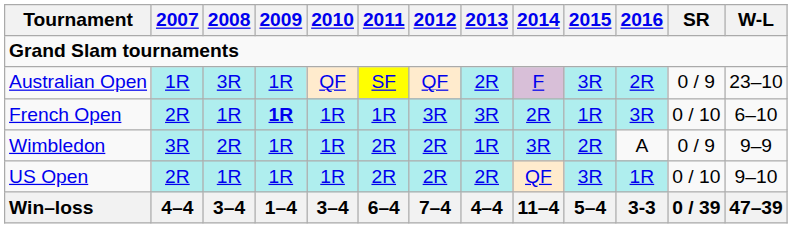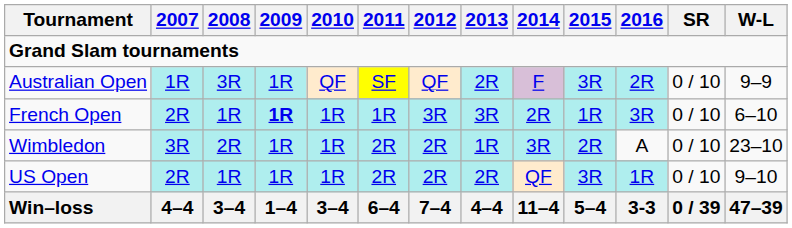(696, 82) 0 / 9 -> (696, 82) 0 / 10
(756, 82) 23–10 -> (756, 82) 9–9
(696, 144) 0 / 9 -> (696, 144) 0 / 10
(756, 144) 9–9 -> (756, 144) 23–10
